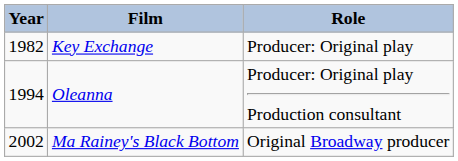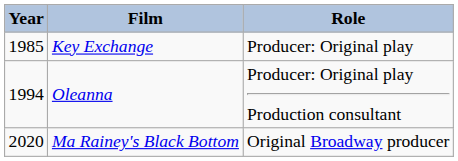(26, 46) 1982 -> (26, 46) 1985
(26, 141) 2002 -> (26, 141) 2020
